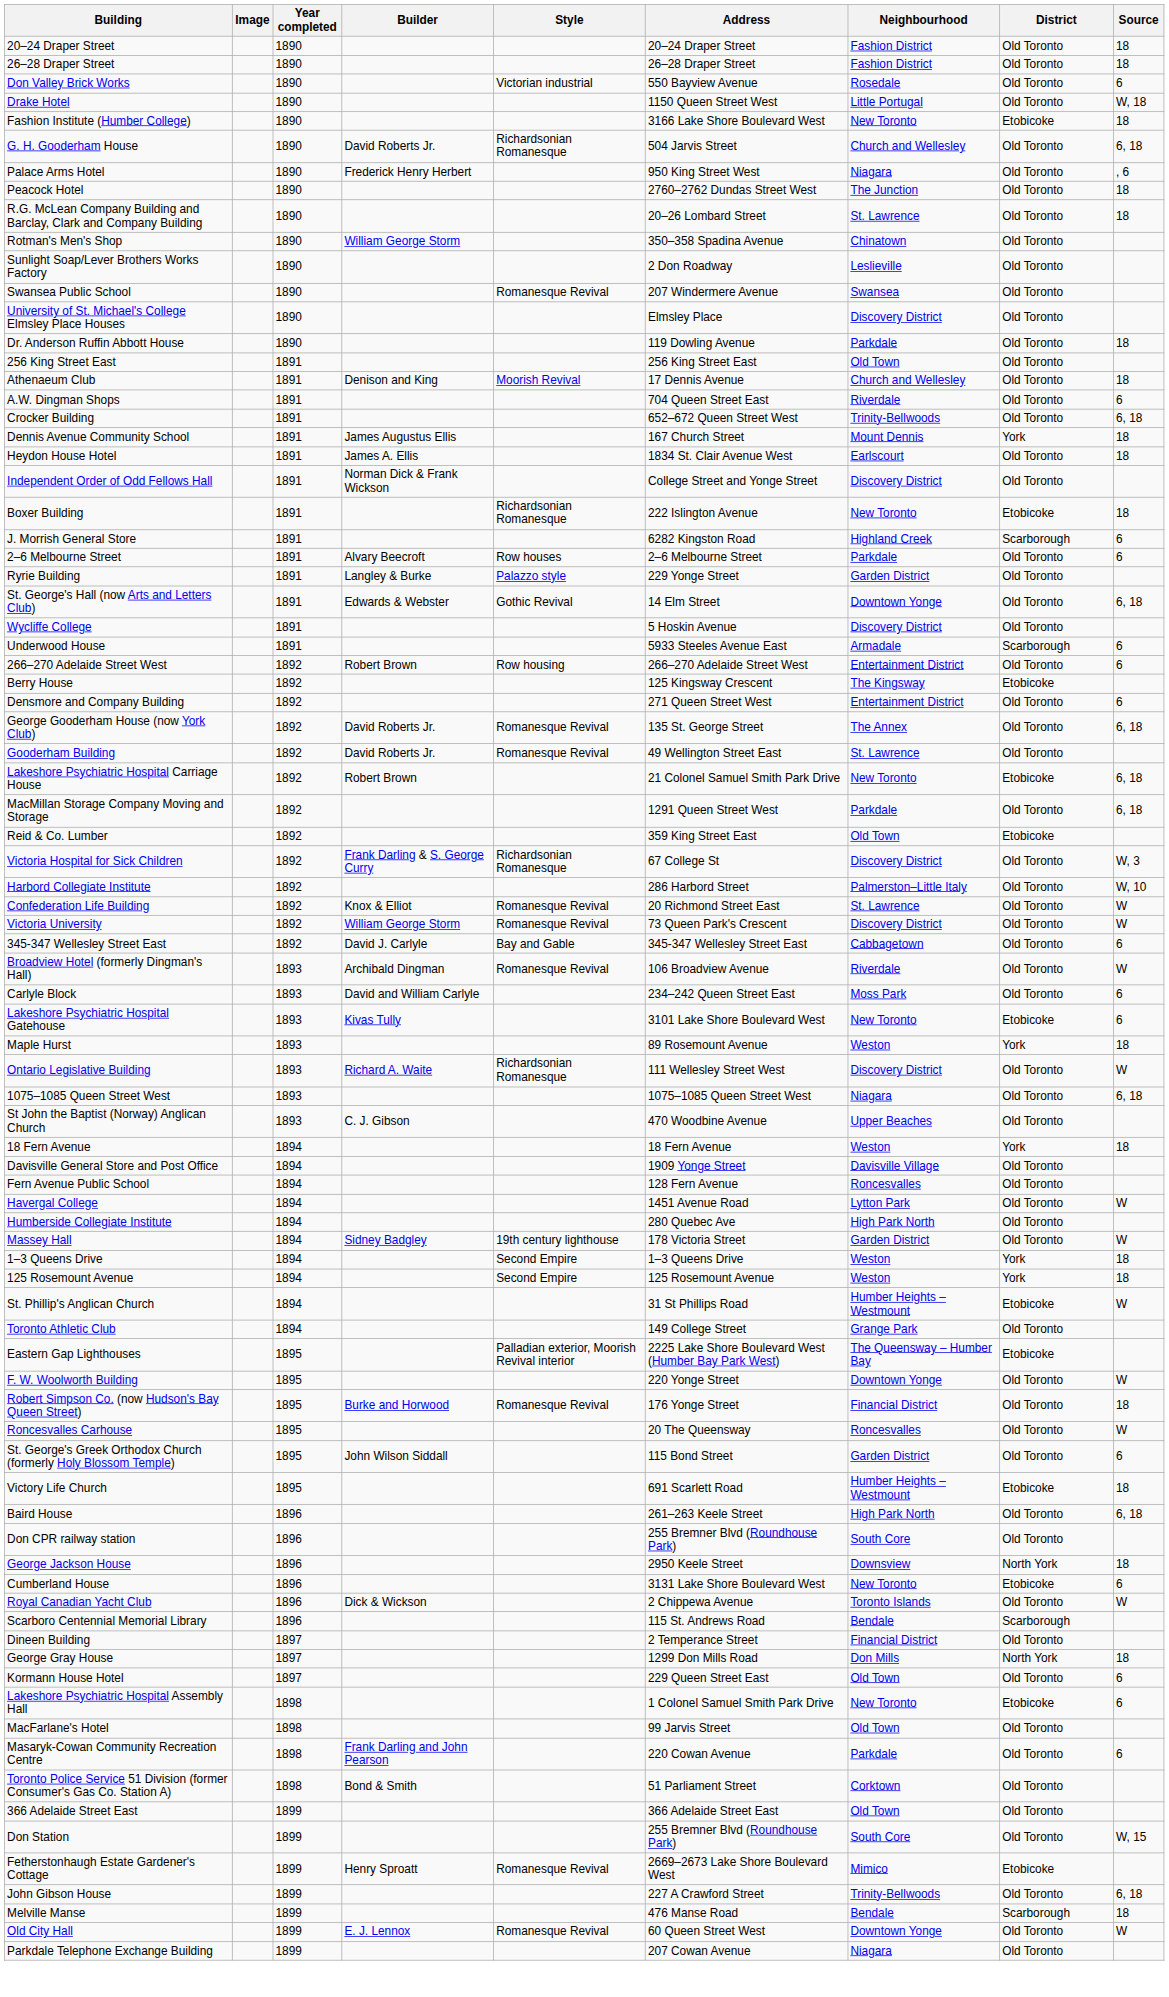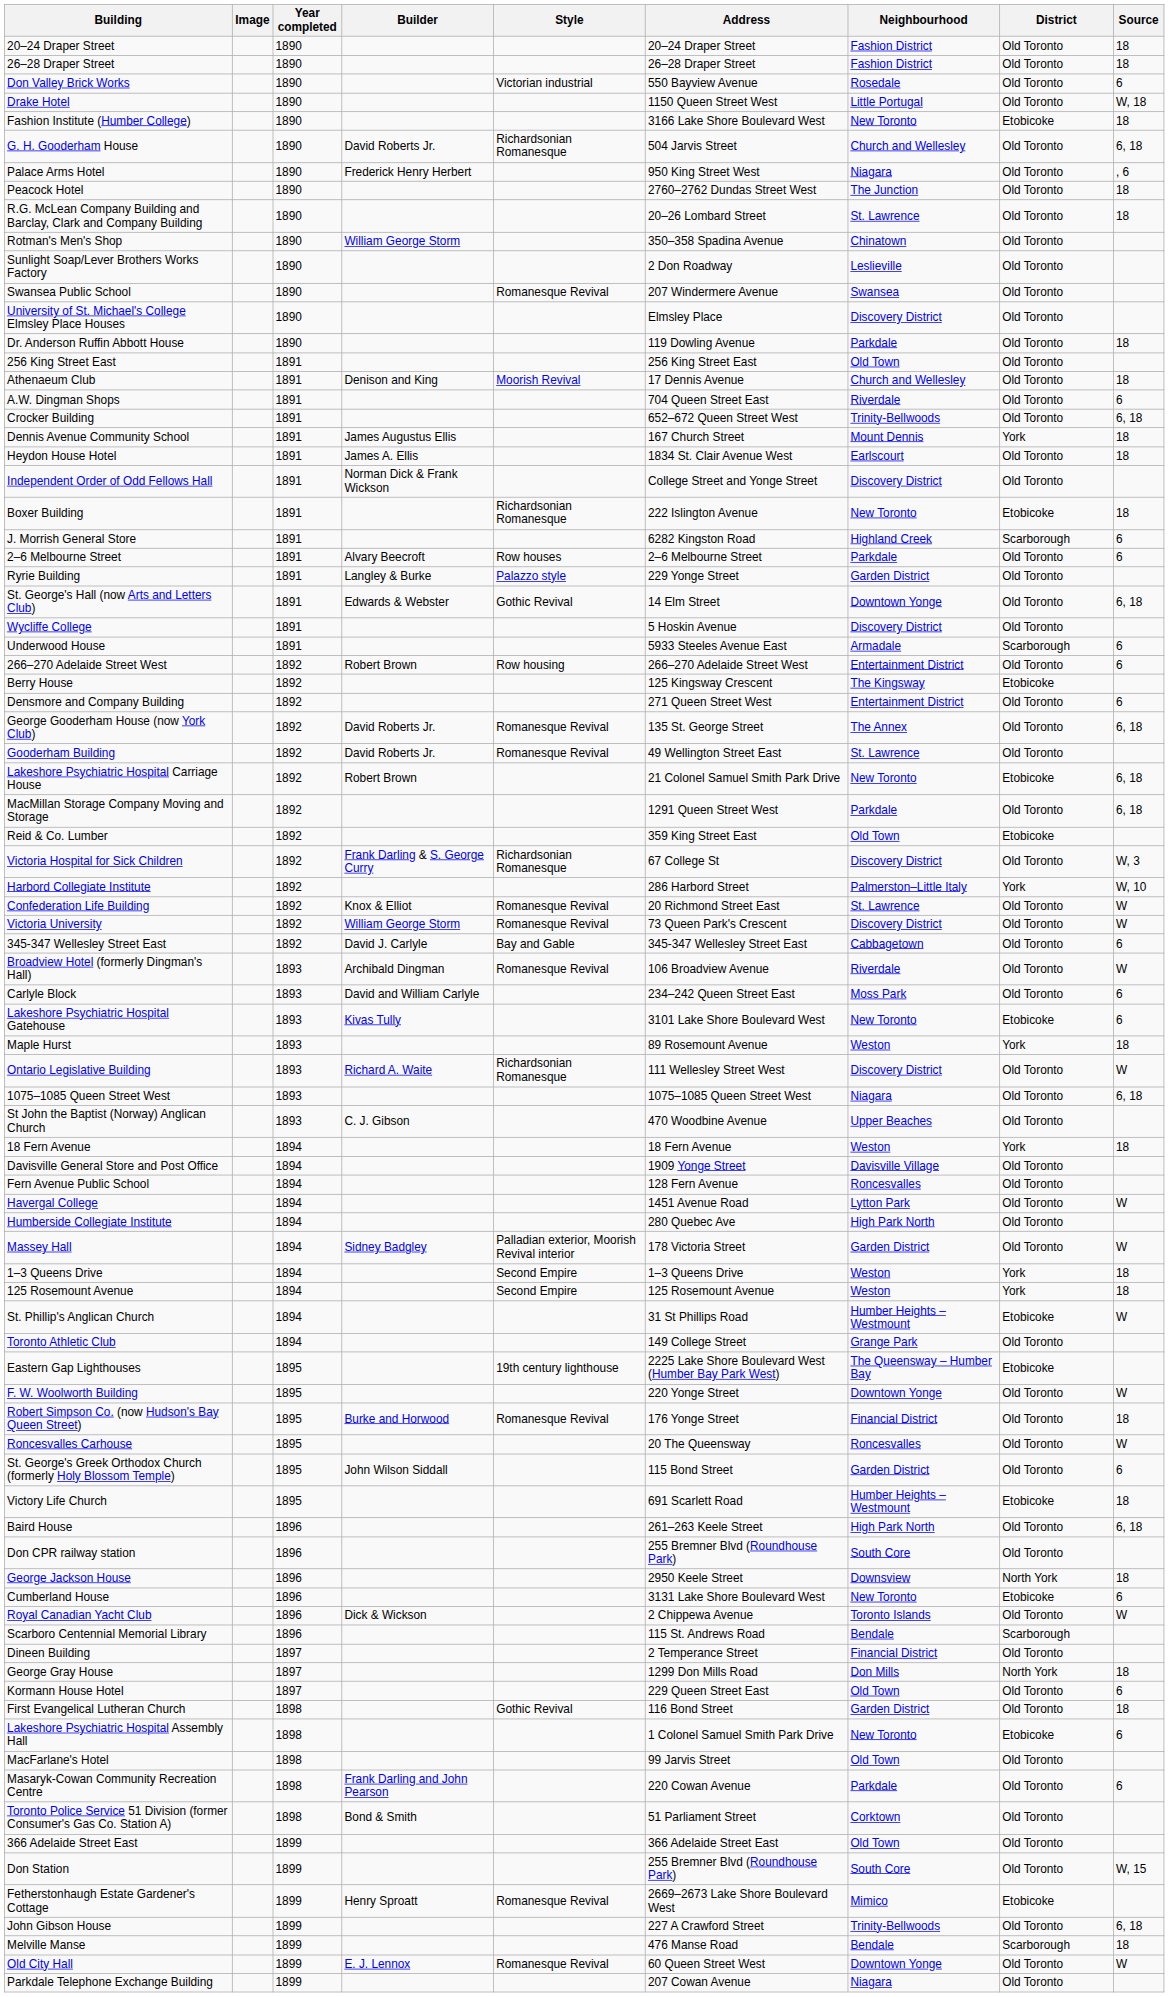(1033, 887) Old Toronto -> (1014, 887) York
(557, 1240) 19th century lighthouse -> (566, 1247) Palladian exterior, Moorish Revival interior
(566, 1354) Palladian exterior, Moorish Revival interior -> (557, 1368) 19th century lighthouse
+ row: (96, 1709)
